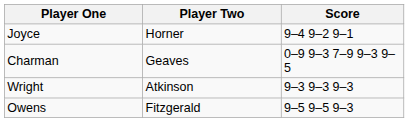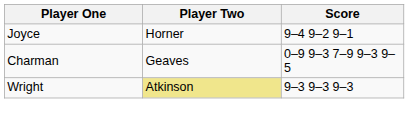(170, 87) no background -> (170, 87) khaki background
- row: (27, 107)
